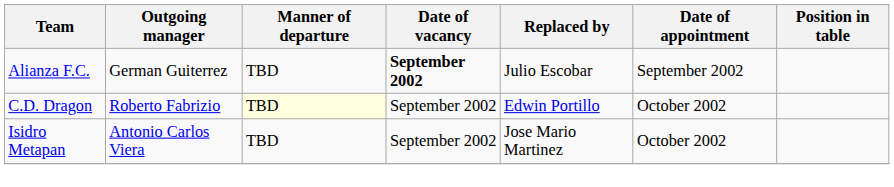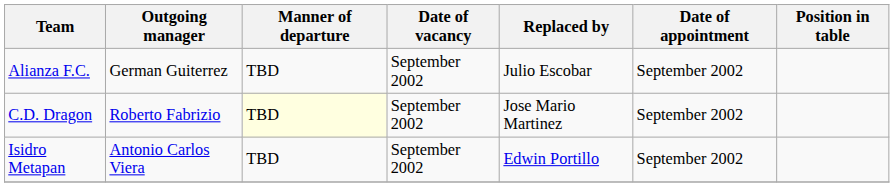(427, 70) bold -> (426, 70) normal
(552, 105) Edwin Portillo -> (539, 115) Jose Mario Martinez
(682, 105) October 2002 -> (690, 115) September 2002
(540, 140) Jose Mario Martinez -> (551, 159) Edwin Portillo
(682, 140) October 2002 -> (690, 159) September 2002
